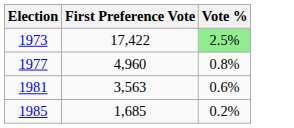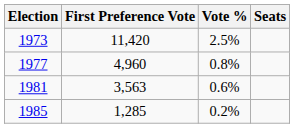+ column: (270, 16)
(130, 40) 17,422 -> (130, 40) 11,420
(225, 40) lightgreen background -> (225, 40) no background
(130, 111) 1,685 -> (130, 111) 1,285
